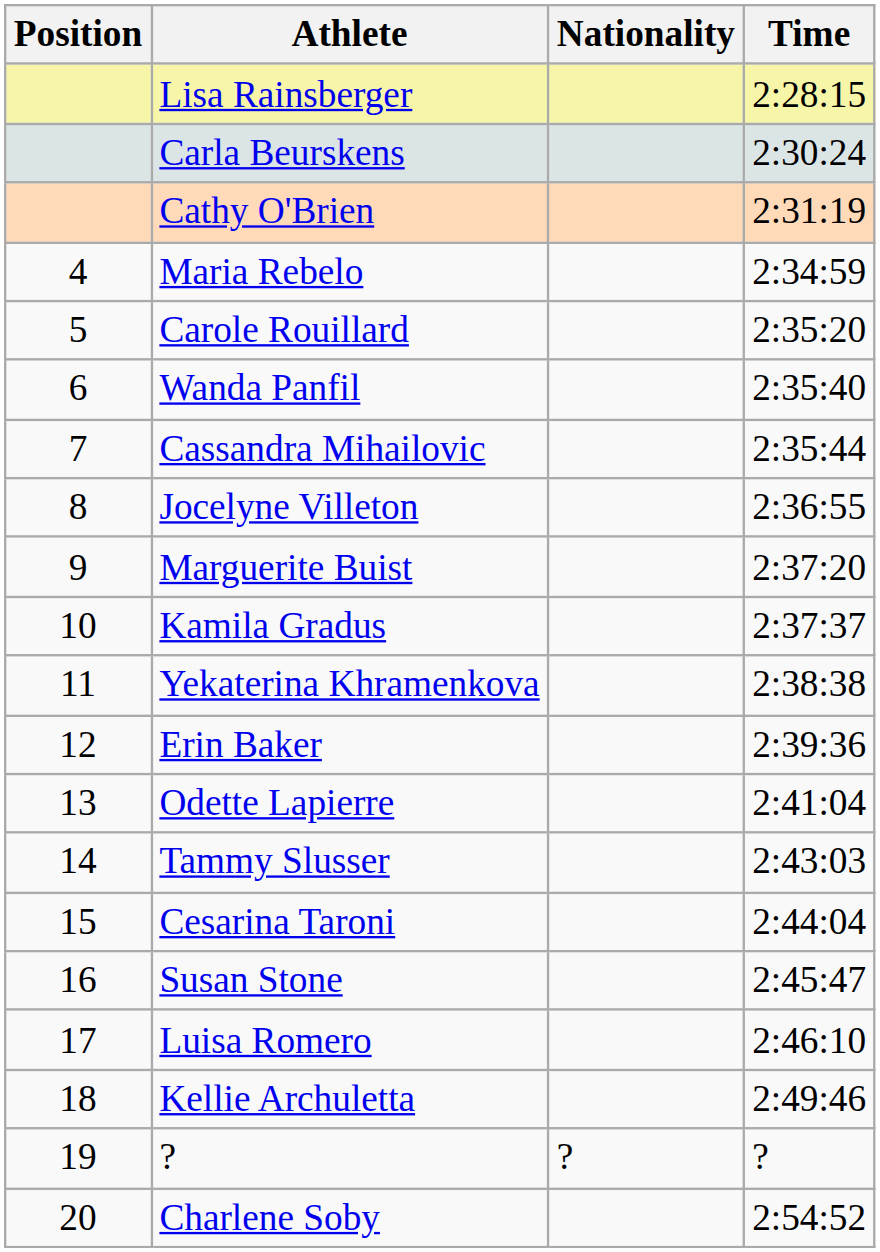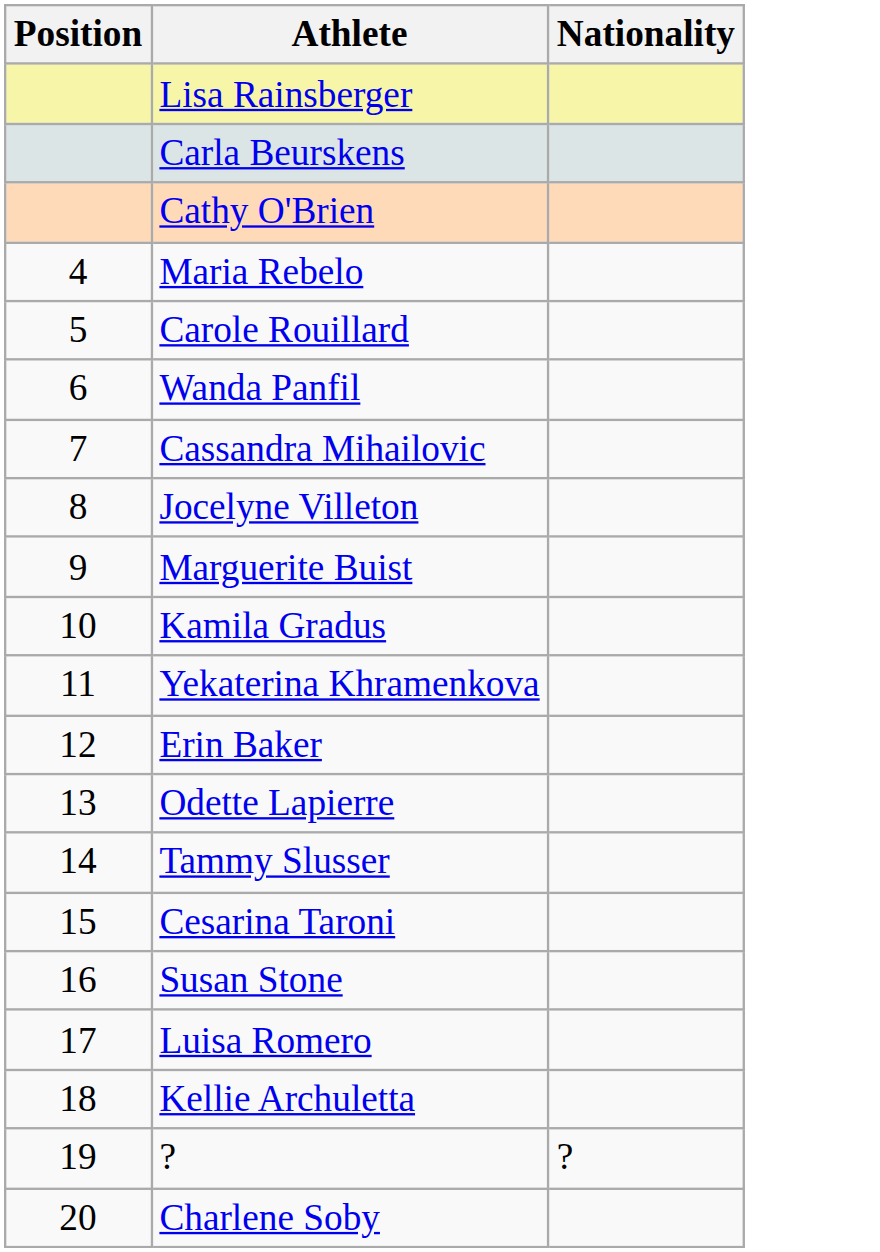- column: (809, 34)
